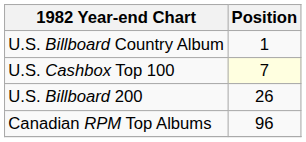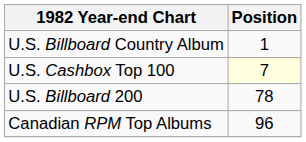(264, 96) 26 -> (264, 96) 78
